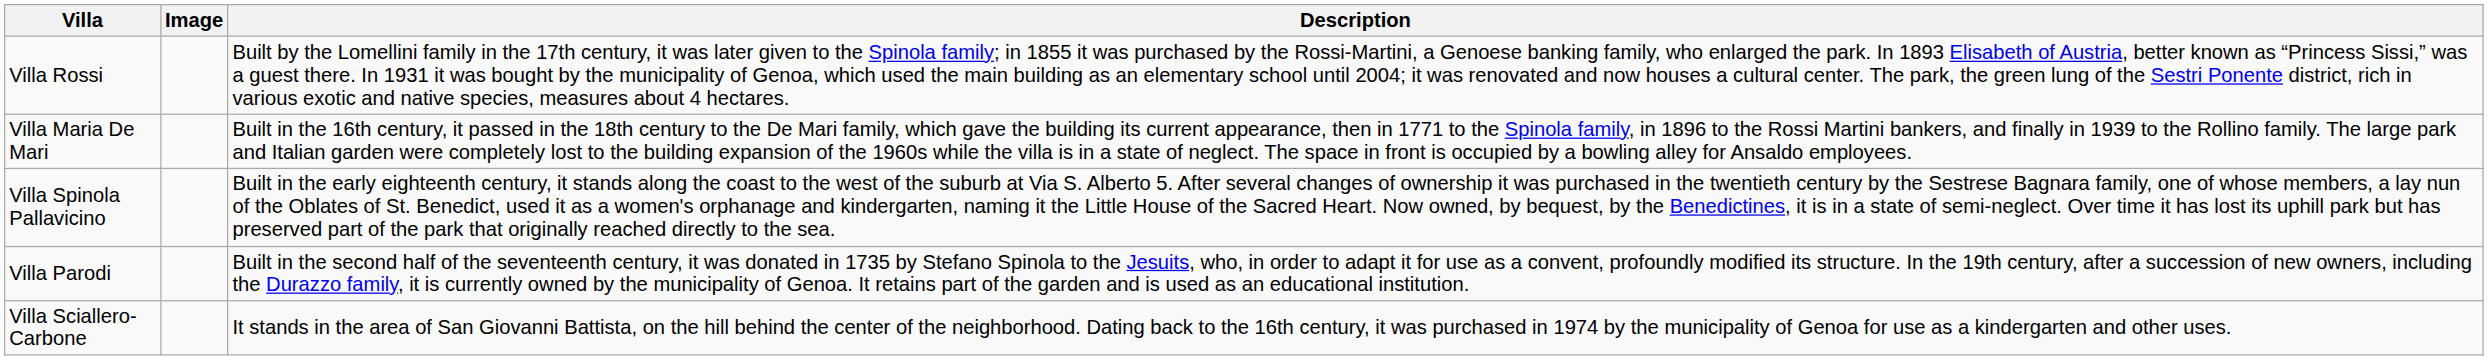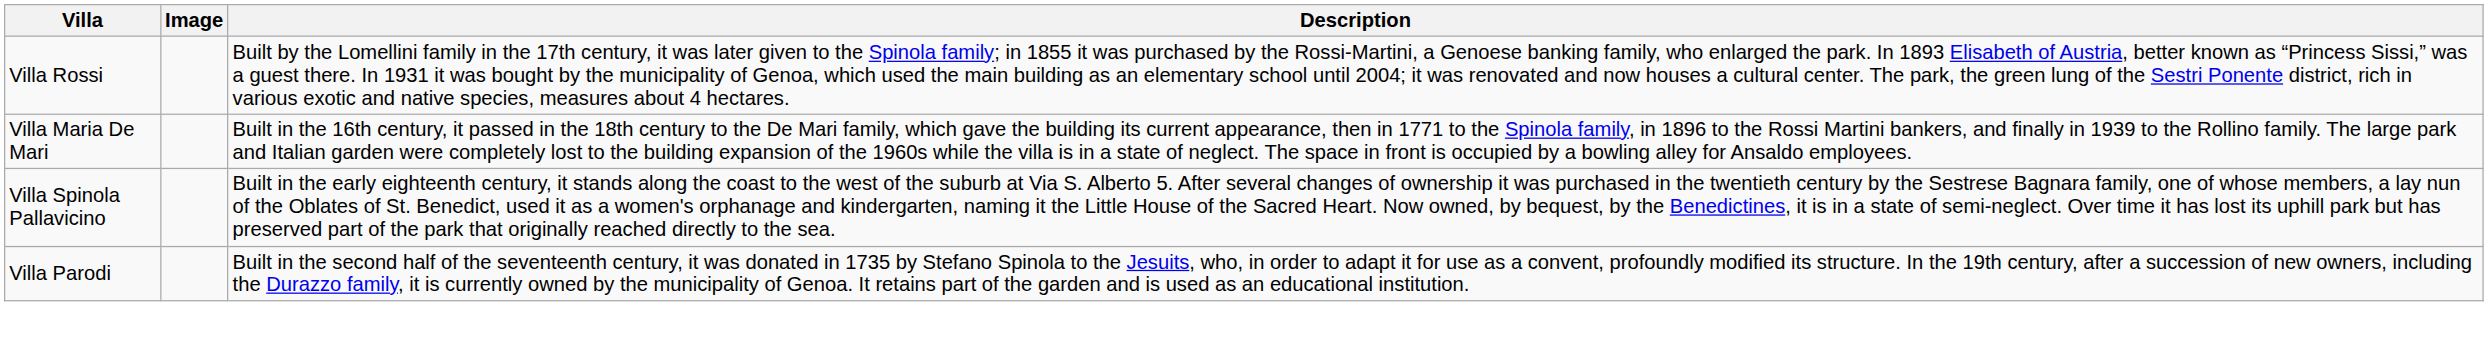- row: (73, 327)
